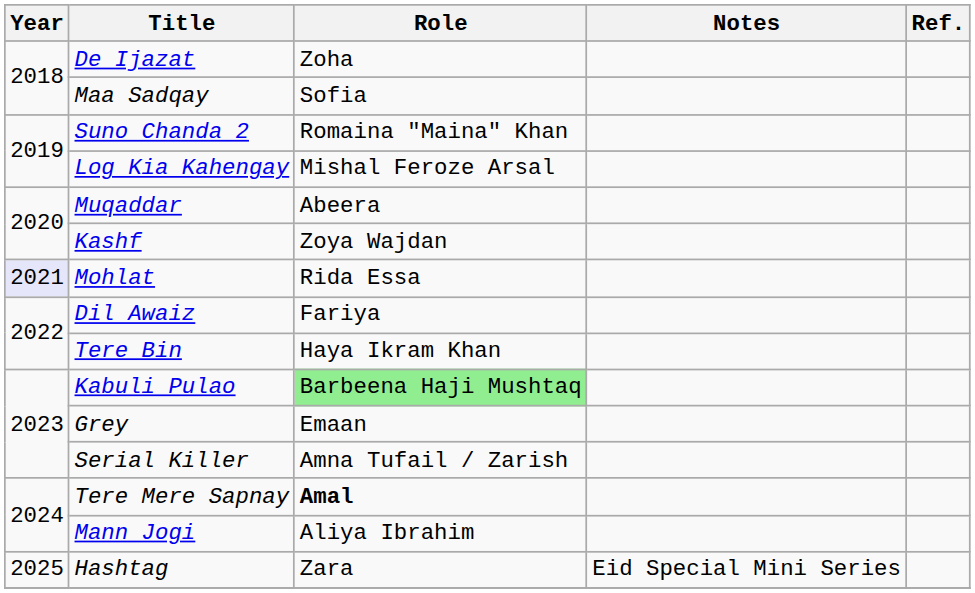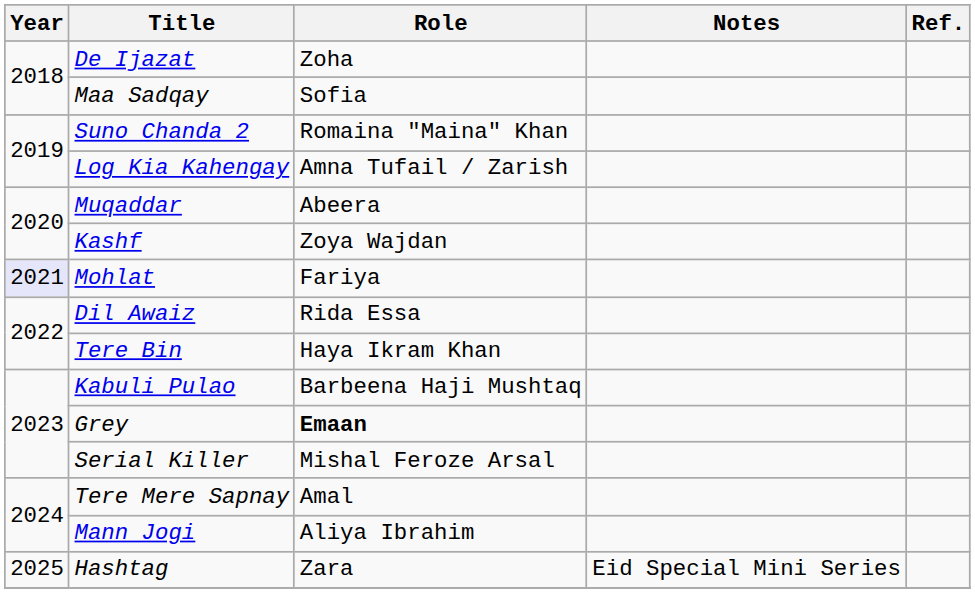(427, 169) Mishal Feroze Arsal -> (434, 169) Amna Tufail / Zarish
(360, 278) Rida Essa -> (340, 278) Fariya
(340, 315) Fariya -> (360, 315) Rida Essa
(441, 388) lightgreen background -> (441, 388) no background
(333, 424) normal -> (333, 424) bold
(434, 460) Amna Tufail / Zarish -> (427, 460) Mishal Feroze Arsal
(327, 497) bold -> (327, 497) normal
